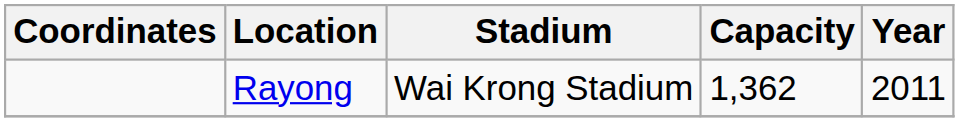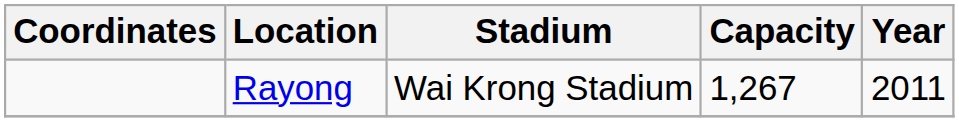(753, 87) 1,362 -> (753, 87) 1,267
